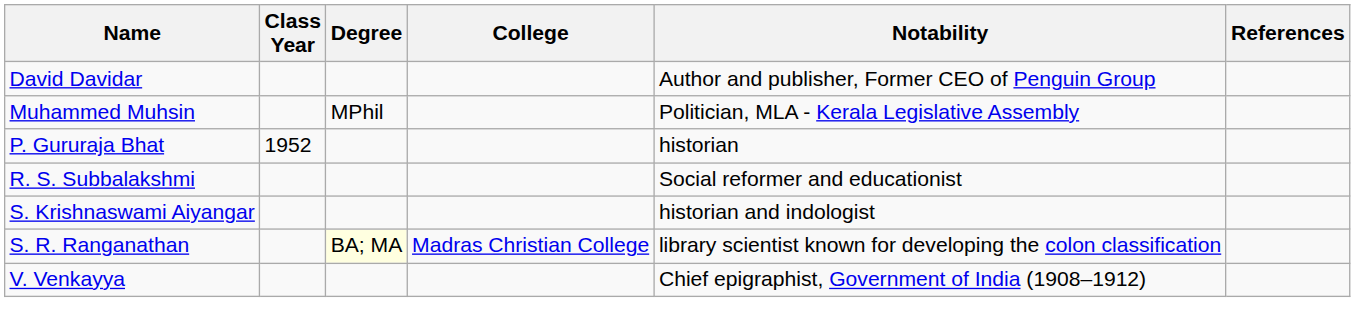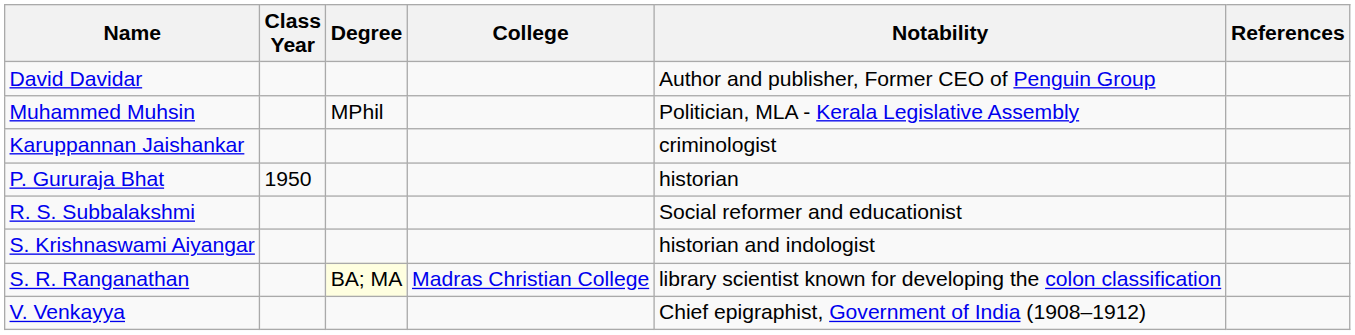+ row: (127, 145)
(288, 145) 1952 -> (288, 178) 1950
